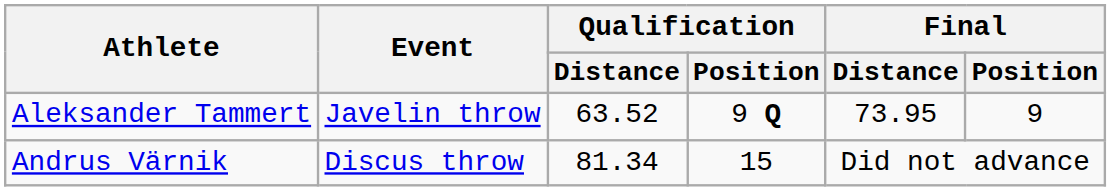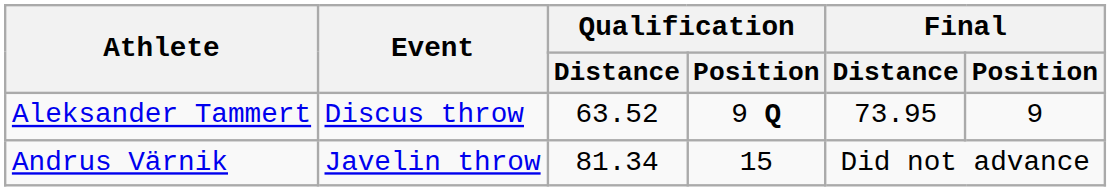(433, 116) Javelin throw -> (424, 116) Discus throw
(424, 163) Discus throw -> (433, 163) Javelin throw
